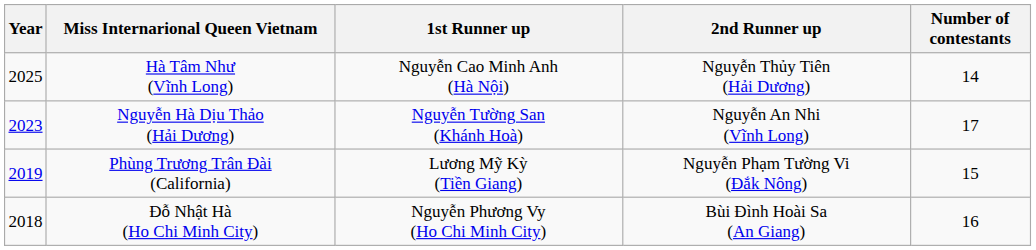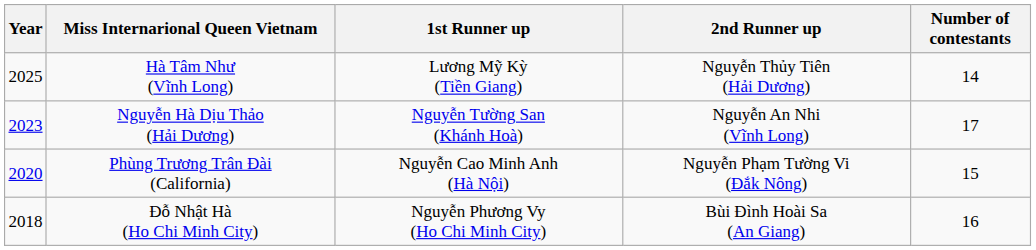(478, 77) Nguyễn Cao Minh Anh (Hà Nội) -> (478, 77) Lương Mỹ Kỳ (Tiền Giang)
(26, 173) 2019 -> (26, 173) 2020
(478, 173) Lương Mỹ Kỳ (Tiền Giang) -> (478, 173) Nguyễn Cao Minh Anh (Hà Nội)
